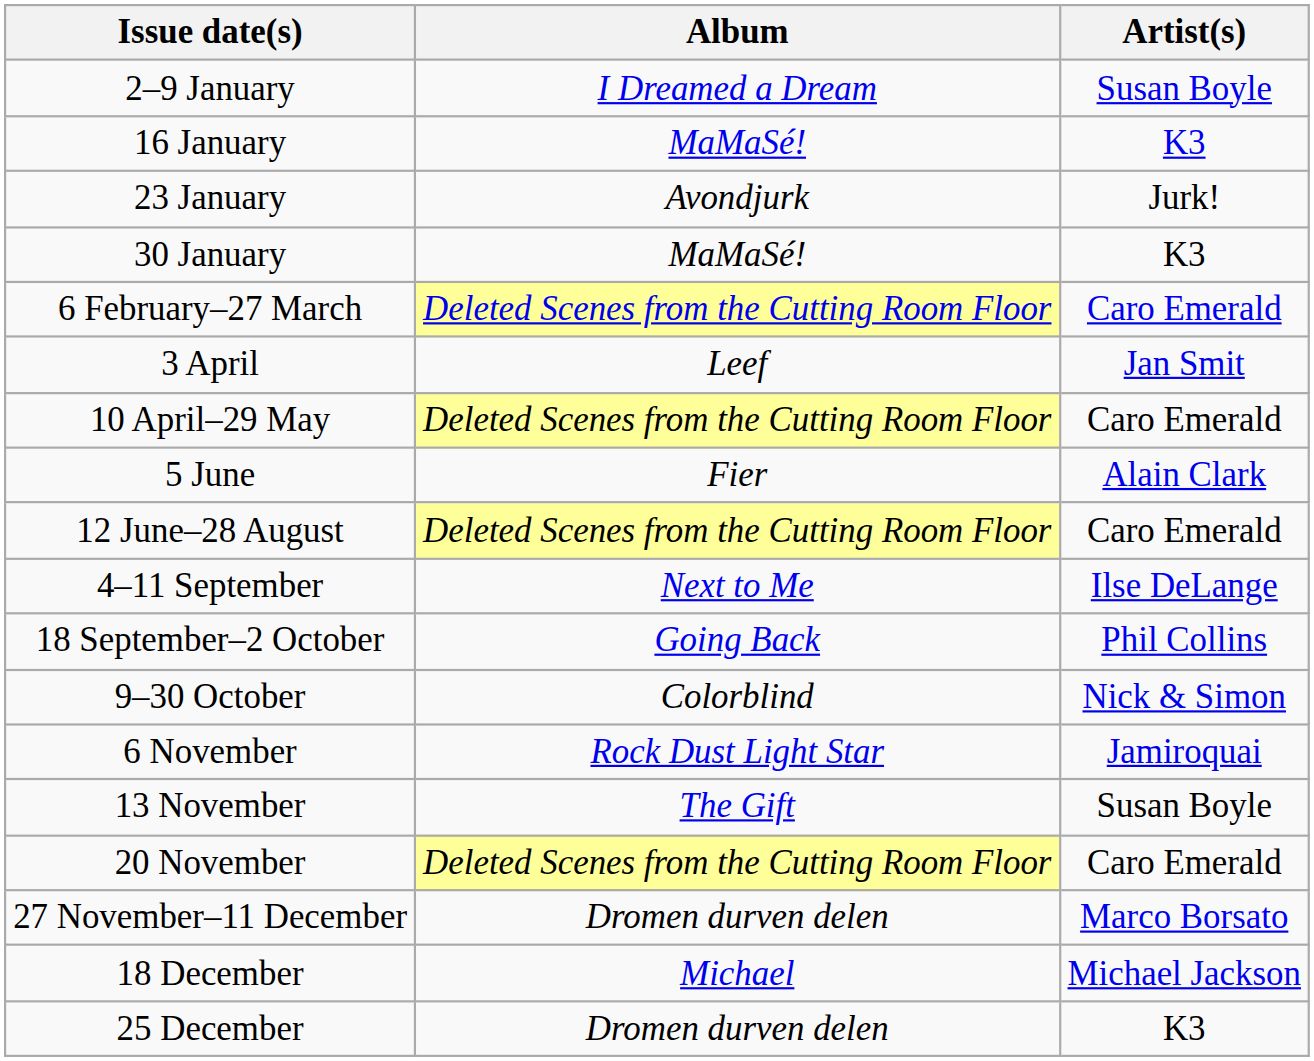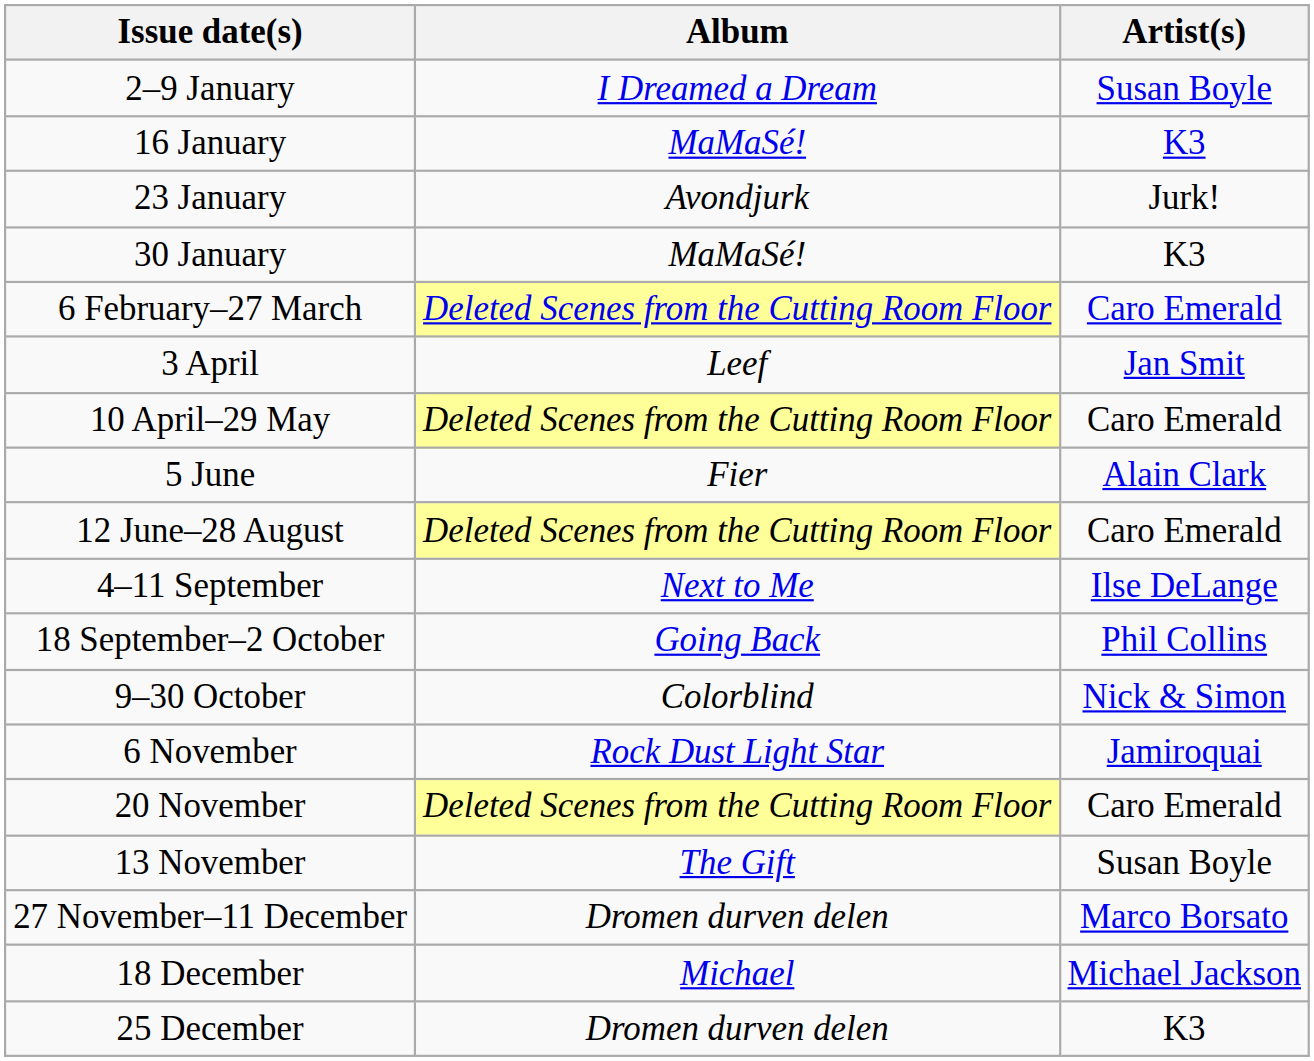rows swapped: (210, 806) <-> (210, 861)
